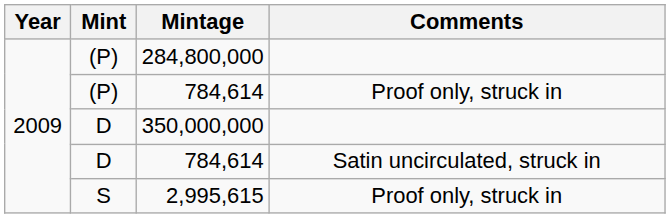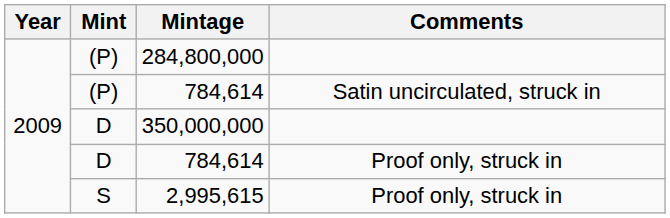(467, 91) Proof only, struck in -> (467, 91) Satin uncirculated, struck in
(467, 160) Satin uncirculated, struck in -> (467, 160) Proof only, struck in
